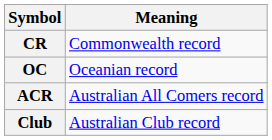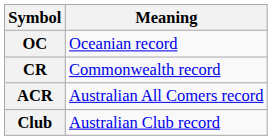rows swapped: (35, 43) <-> (35, 69)
